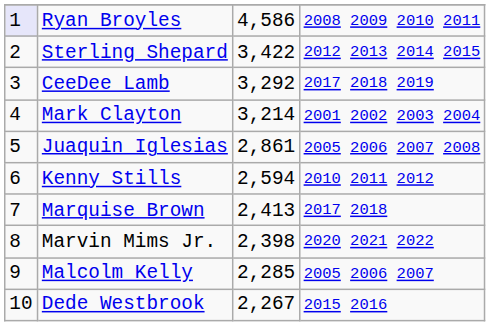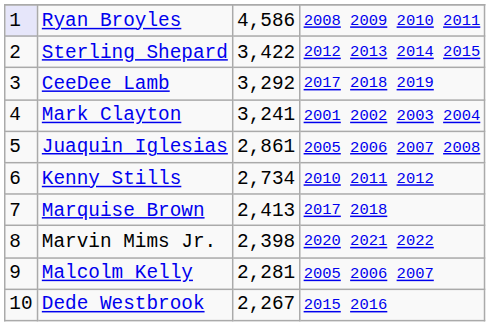(266, 115) 3,214 -> (266, 115) 3,241
(266, 178) 2,594 -> (266, 178) 2,734
(266, 273) 2,285 -> (266, 273) 2,281
